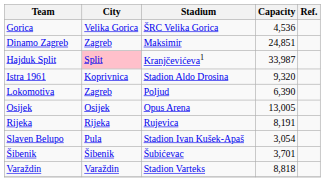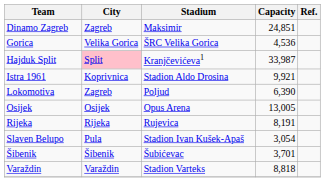rows swapped: (37, 43) <-> (20, 27)
(284, 76) 9,320 -> (284, 76) 9,921
